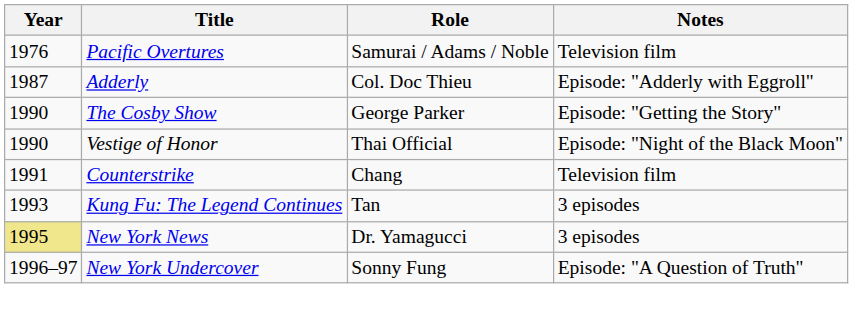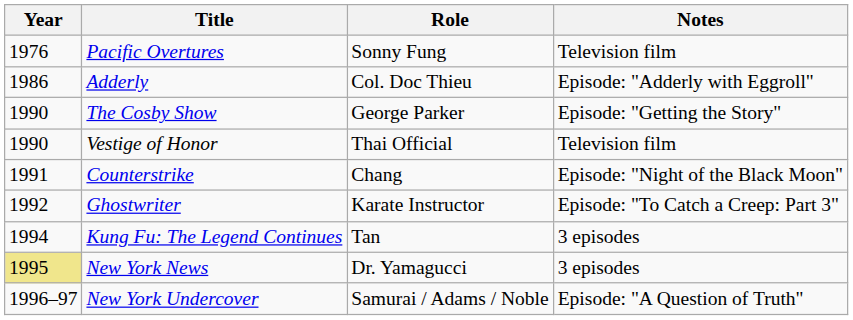(450, 50) Samurai / Adams / Noble -> (399, 50) Sonny Fung
(29, 81) 1987 -> (29, 81) 1986
(700, 143) Episode: "Night of the Black Moon" -> (617, 143) Television film
(617, 174) Television film -> (700, 174) Episode: "Night of the Black Moon"
+ row: (134, 205)
(29, 205) 1993 -> (29, 236) 1994
(399, 267) Sonny Fung -> (450, 298) Samurai / Adams / Noble
